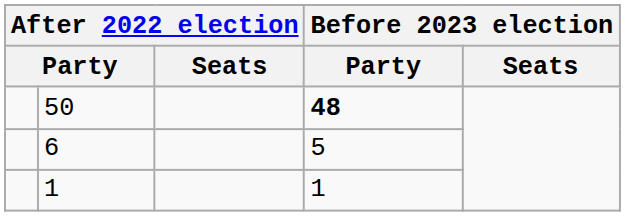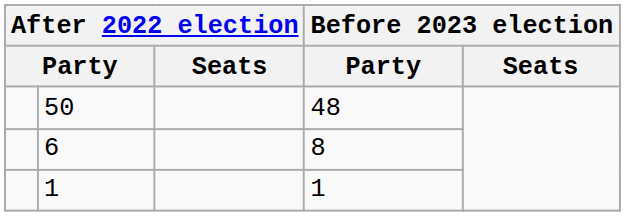(326, 108) bold -> (326, 108) normal
(318, 149) 5 -> (318, 149) 8
